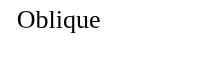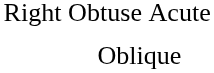+ row: (105, 12)
